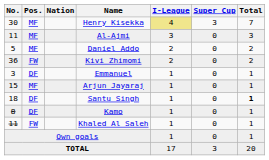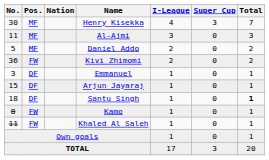(171, 23) khaki background -> (171, 23) no background
(33, 86) MF -> (33, 86) DF
(33, 111) DF -> (33, 111) FW
